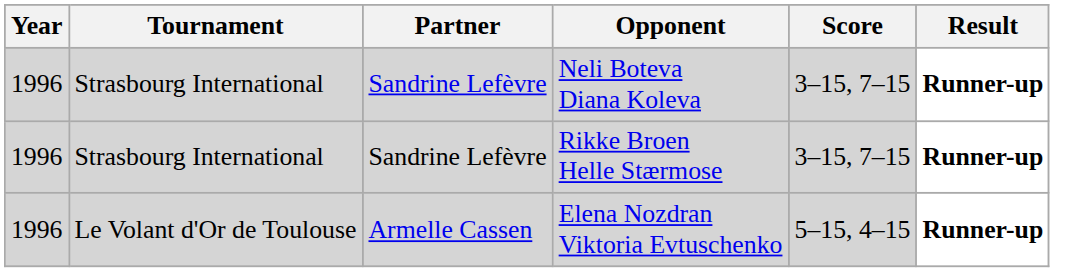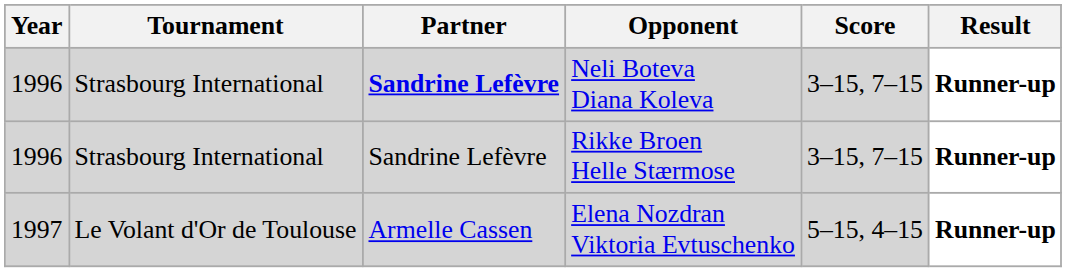(458, 83) normal -> (464, 83) bold
(37, 229) 1996 -> (37, 229) 1997
